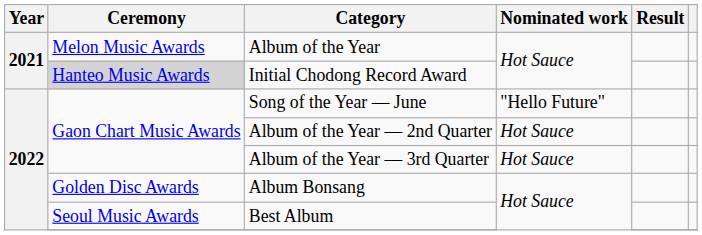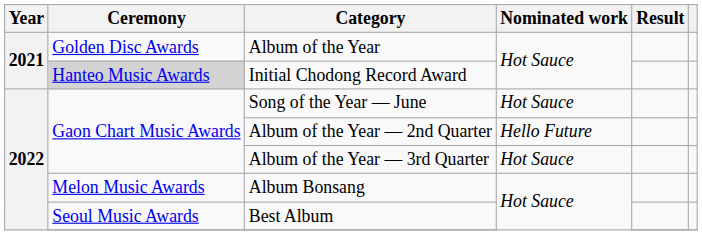(128, 46) Melon Music Awards -> (126, 46) Golden Disc Awards
(553, 103) "Hello Future" -> (537, 103) Hot Sauce
(537, 131) Hot Sauce -> (546, 131) Hello Future
(126, 187) Golden Disc Awards -> (128, 187) Melon Music Awards
